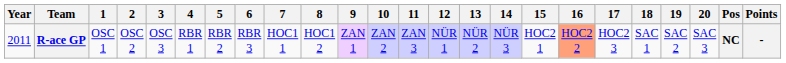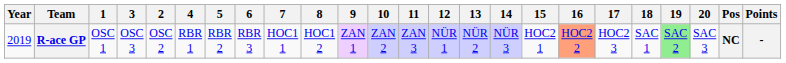columns swapped: (132, 13) <-> (161, 13)
(19, 40) 2011 -> (19, 40) 2019
(676, 40) no background -> (676, 40) lightgreen background
